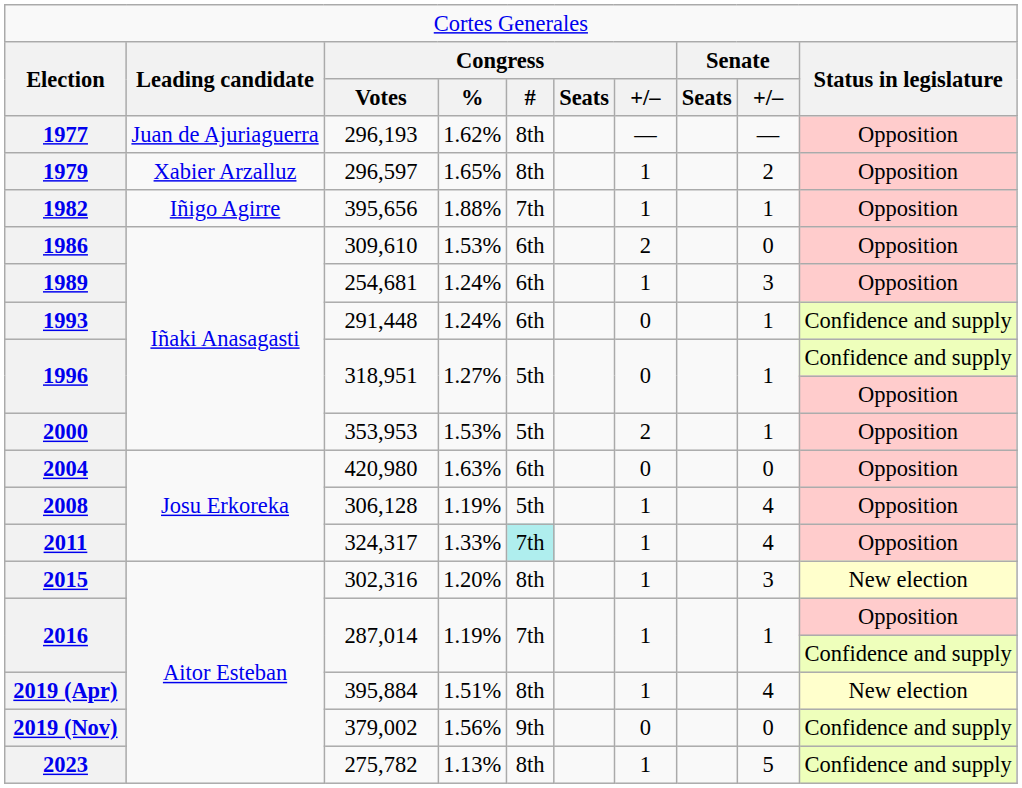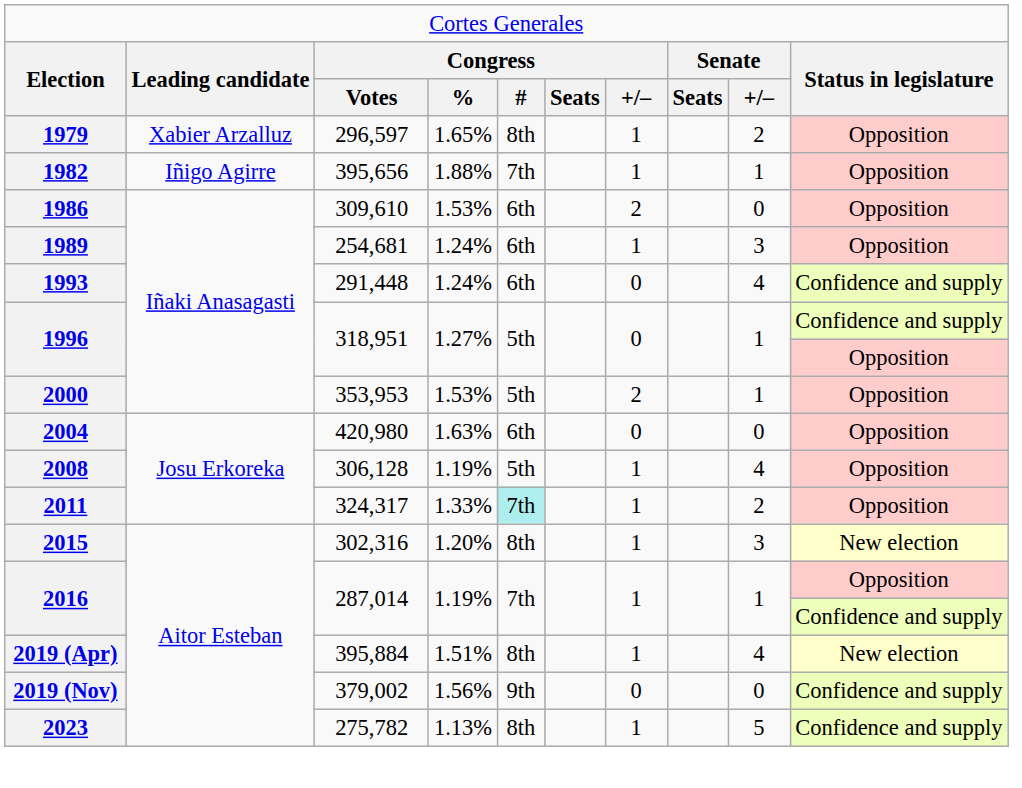- row: (65, 134)
(768, 319) 1 -> (759, 282) 4
(768, 542) 4 -> (759, 505) 2
